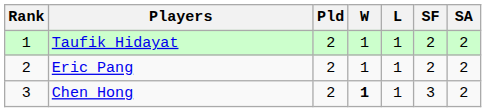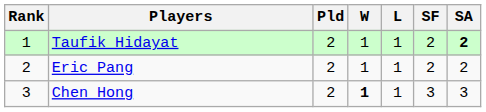(464, 42) normal -> (464, 42) bold
(464, 93) 2 -> (464, 93) 3
